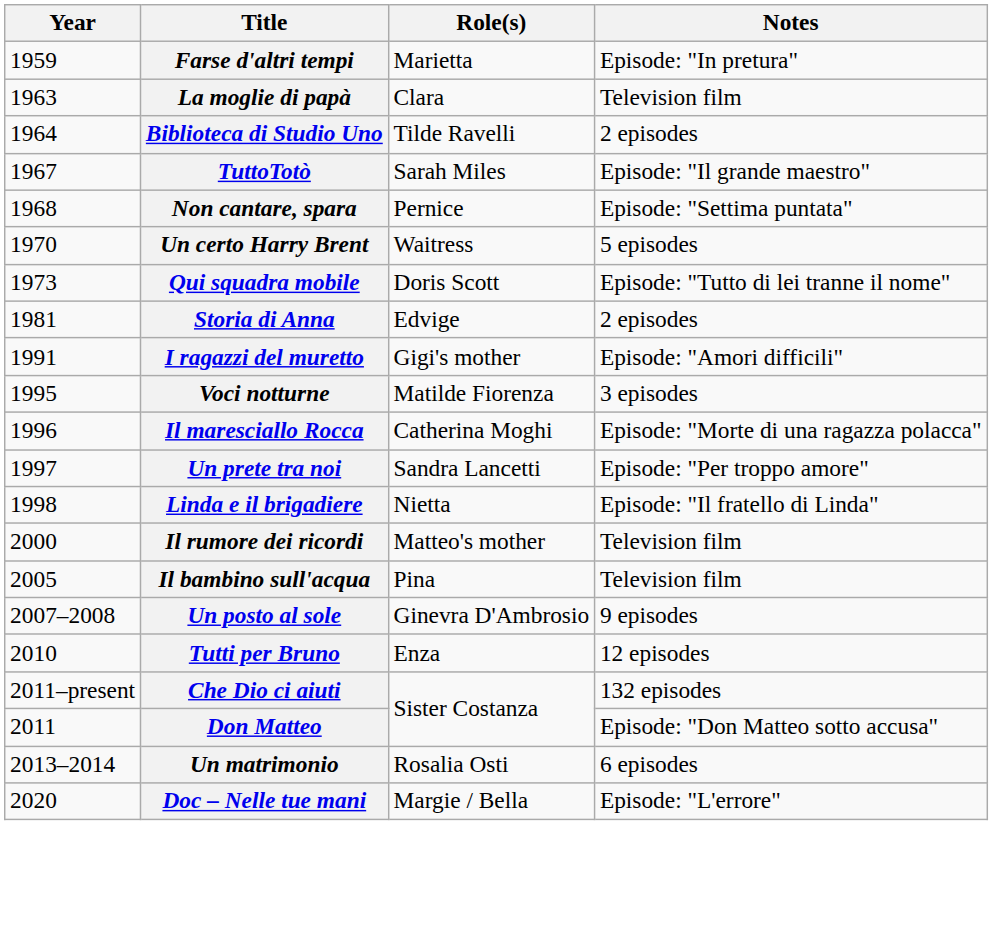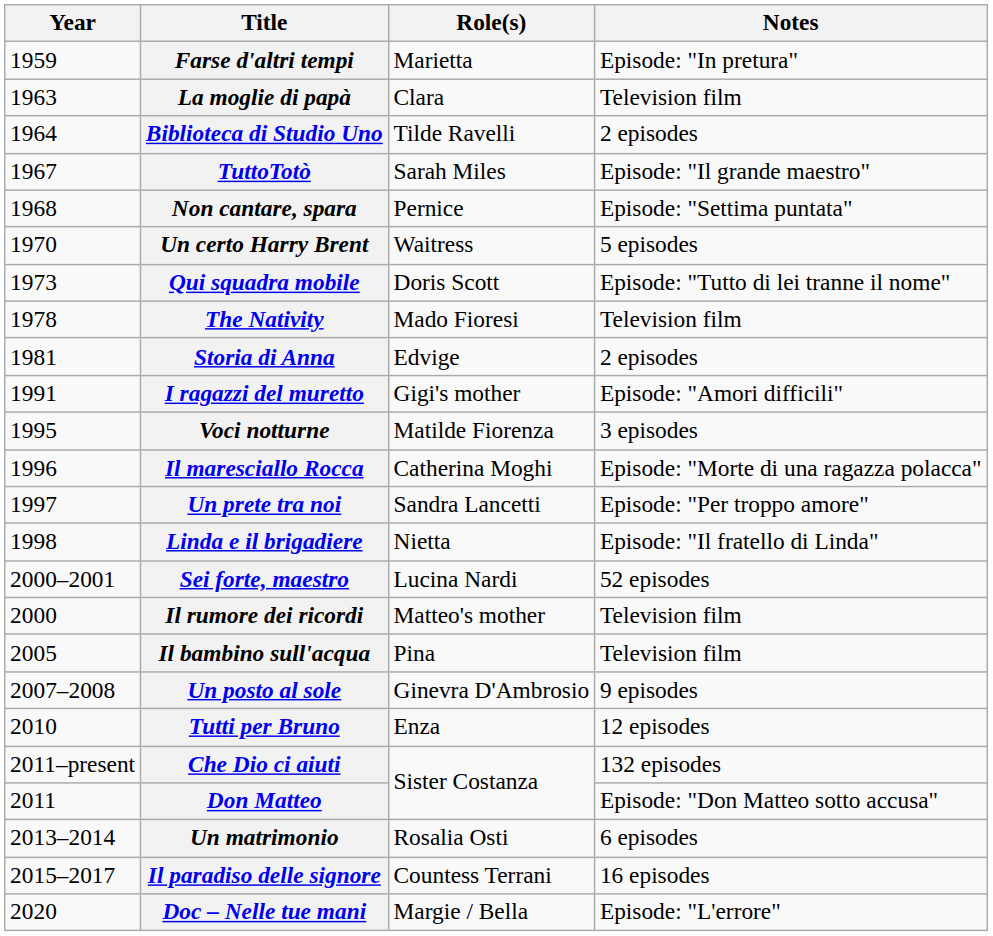+ row: (264, 319)
+ row: (264, 578)
+ row: (264, 875)
